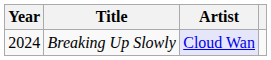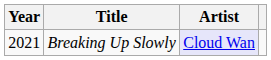(24, 42) 2024 -> (24, 42) 2021
